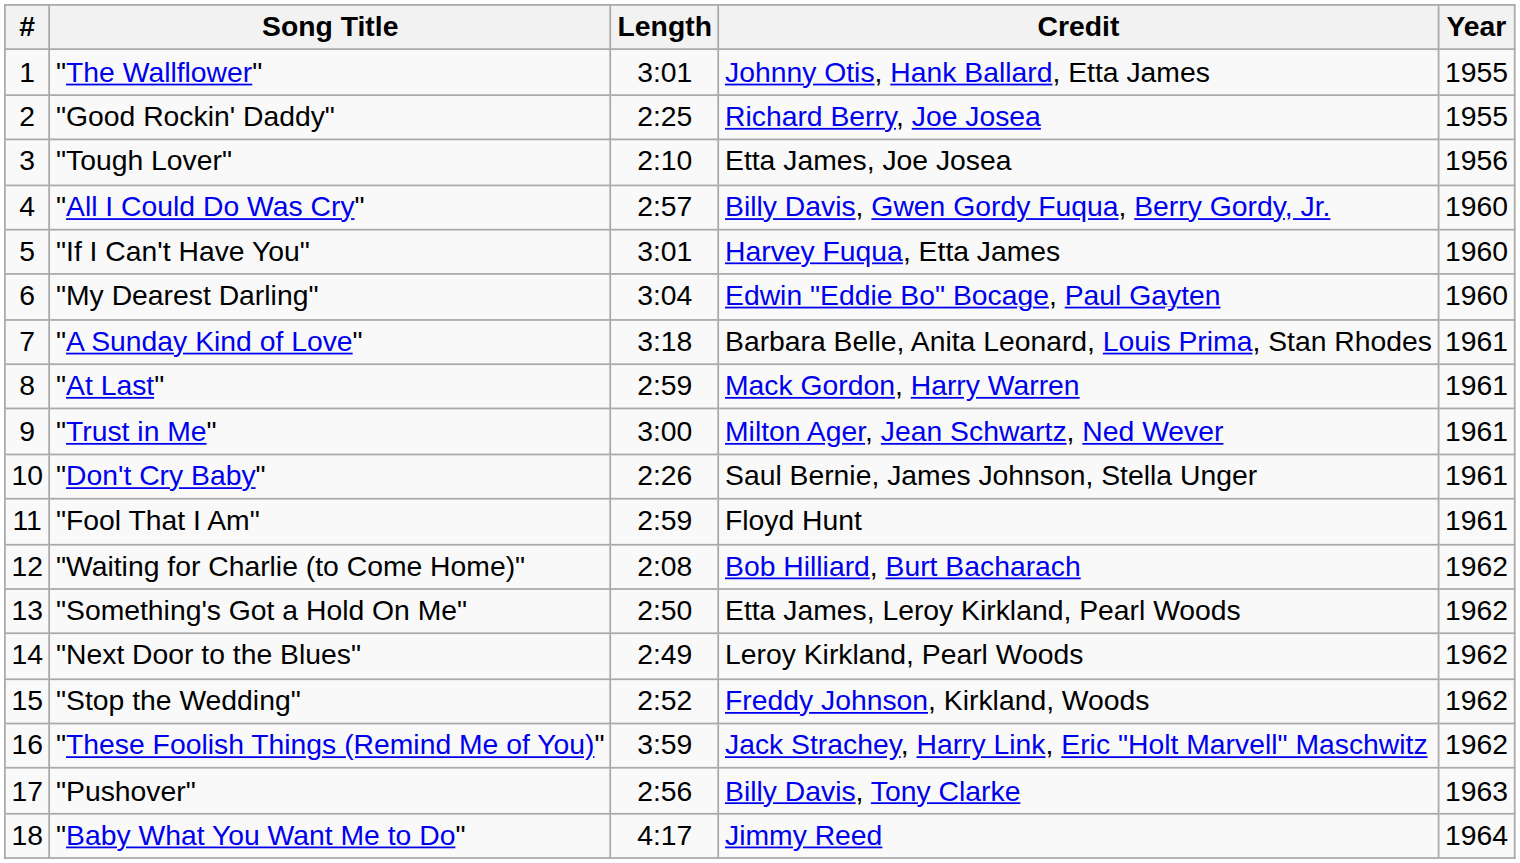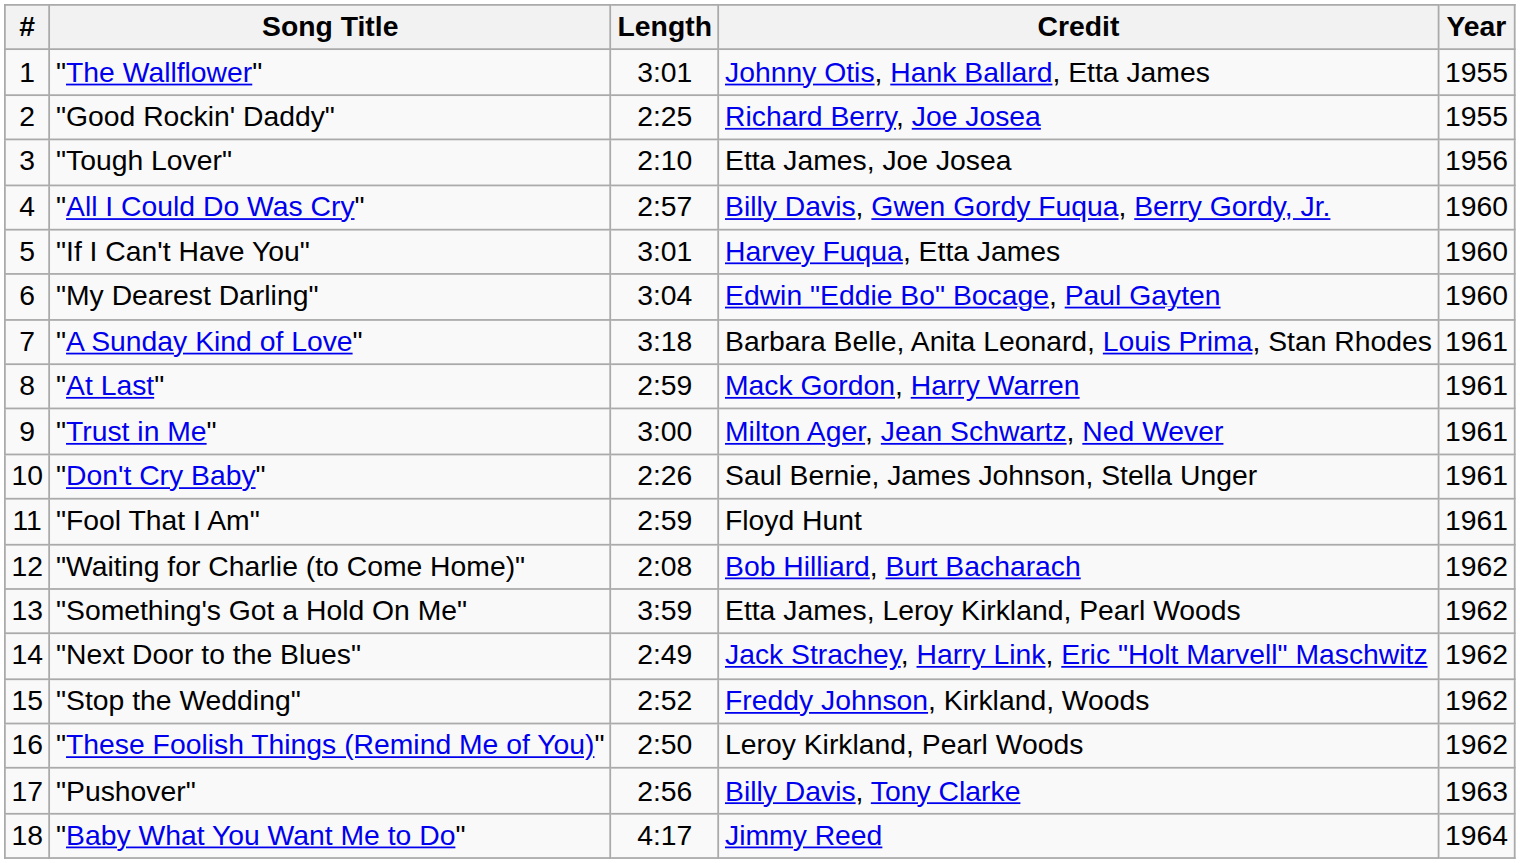(665, 610) 2:50 -> (665, 610) 3:59
(904, 655) Leroy Kirkland, Pearl Woods -> (1076, 655) Jack Strachey, Harry Link, Eric "Holt Marvell" Maschwitz
(665, 745) 3:59 -> (665, 745) 2:50
(1076, 745) Jack Strachey, Harry Link, Eric "Holt Marvell" Maschwitz -> (904, 745) Leroy Kirkland, Pearl Woods
